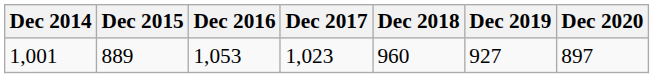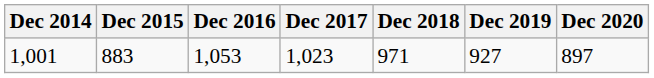(117, 55) 889 -> (117, 55) 883
(393, 55) 960 -> (393, 55) 971
